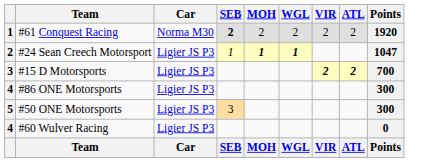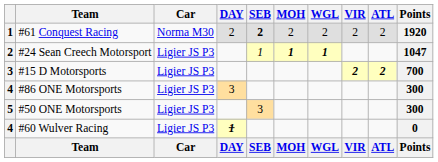+ column: (232, 13)
